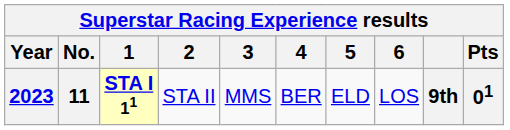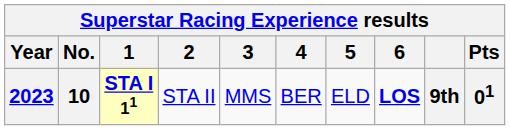(79, 95) 11 -> (79, 95) 10
(399, 95) normal -> (400, 95) bold
